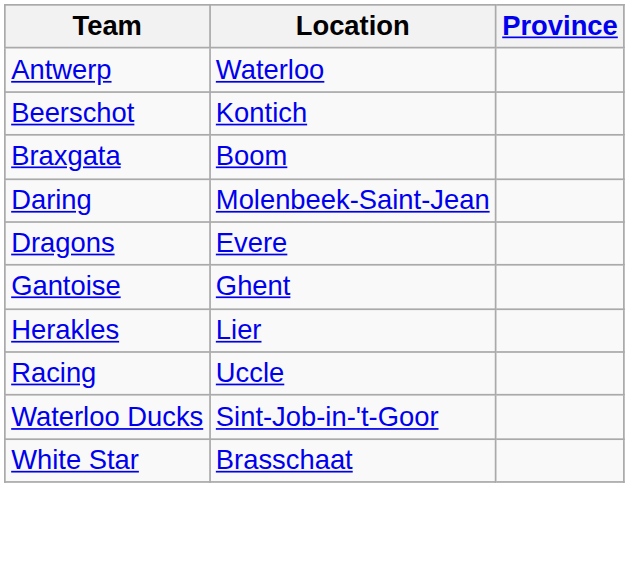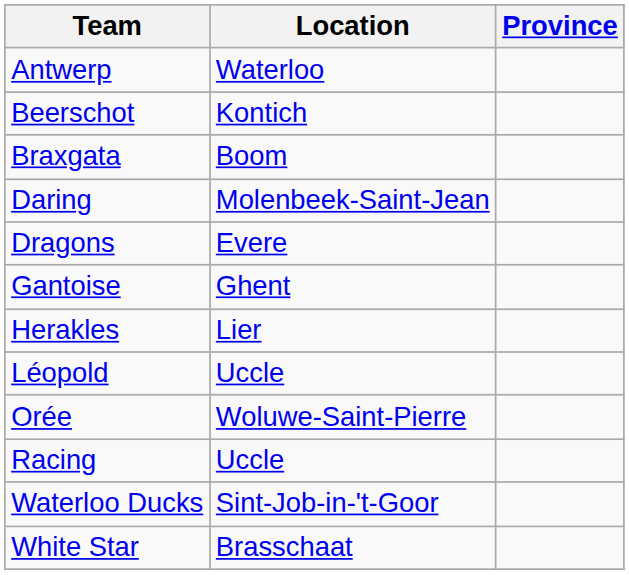+ row: (60, 373)
+ row: (42, 416)
